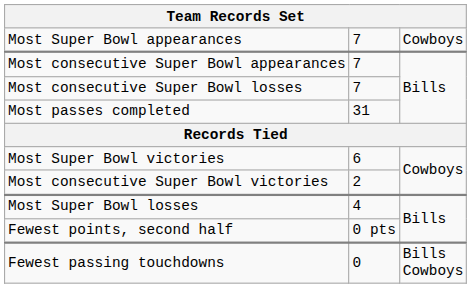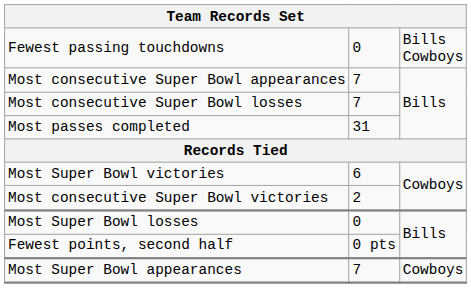rows swapped: (125, 40) <-> (116, 263)
(357, 207) 4 -> (357, 222) 0
